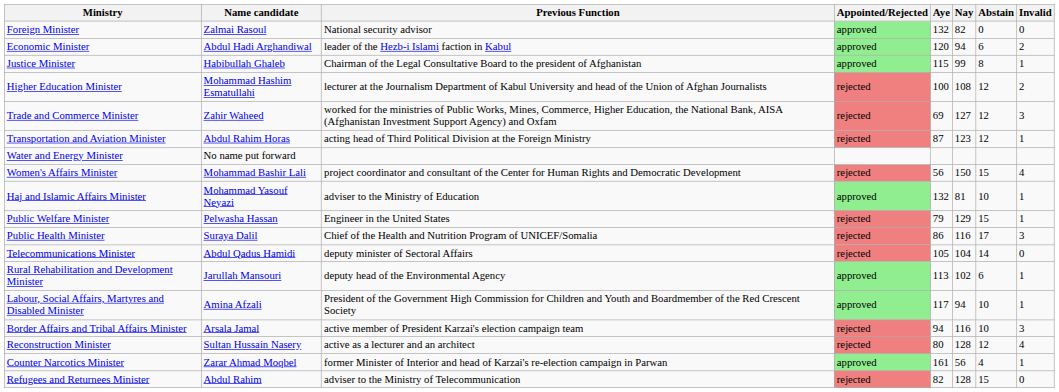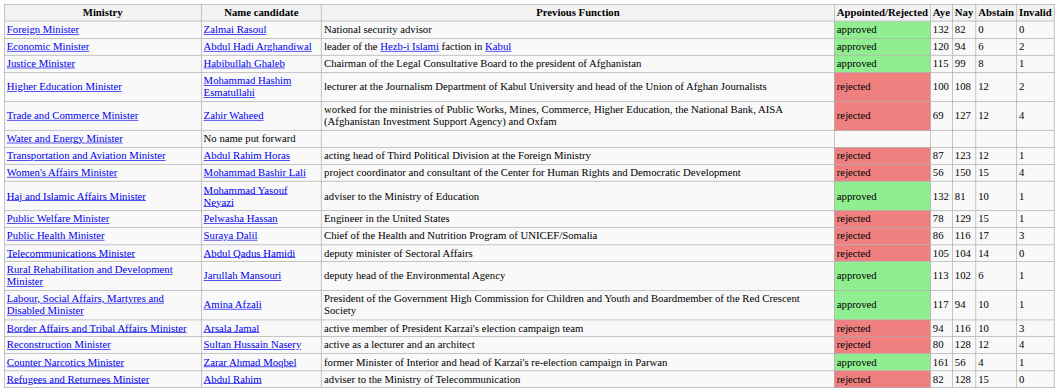(1022, 116) 3 -> (1022, 116) 4
rows swapped: (65, 156) <-> (86, 139)
(938, 219) 79 -> (938, 219) 78
